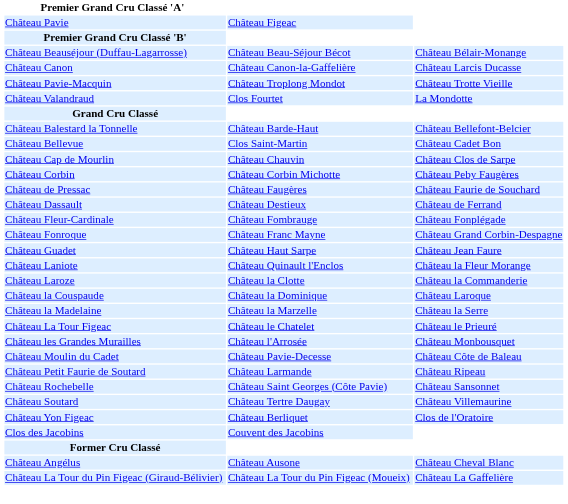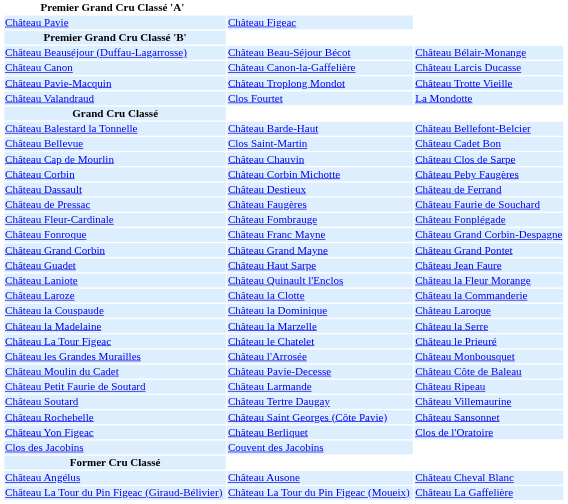rows swapped: (44, 204) <-> (48, 189)
+ row: (55, 250)
rows swapped: (49, 386) <-> (42, 402)
